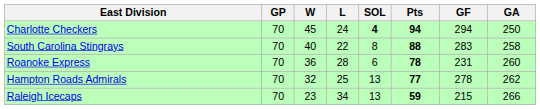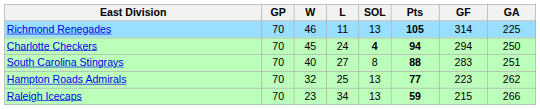+ row: (59, 29)
(343, 46) 22 -> (343, 63) 27
(512, 46) 258 -> (512, 63) 251
- row: (48, 63)
(463, 79) 278 -> (463, 79) 223
